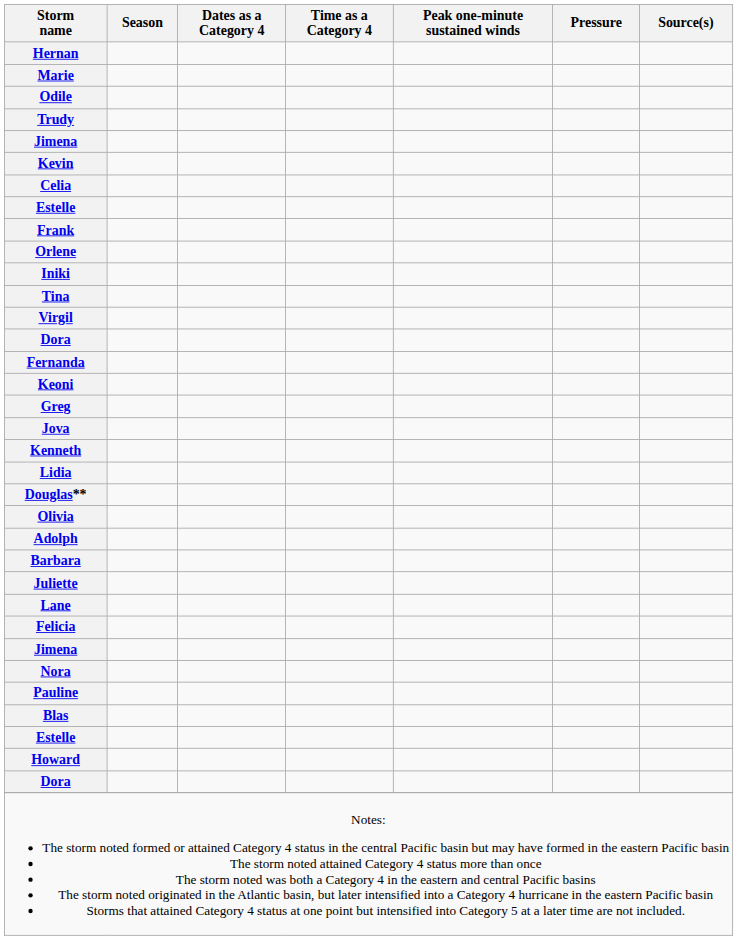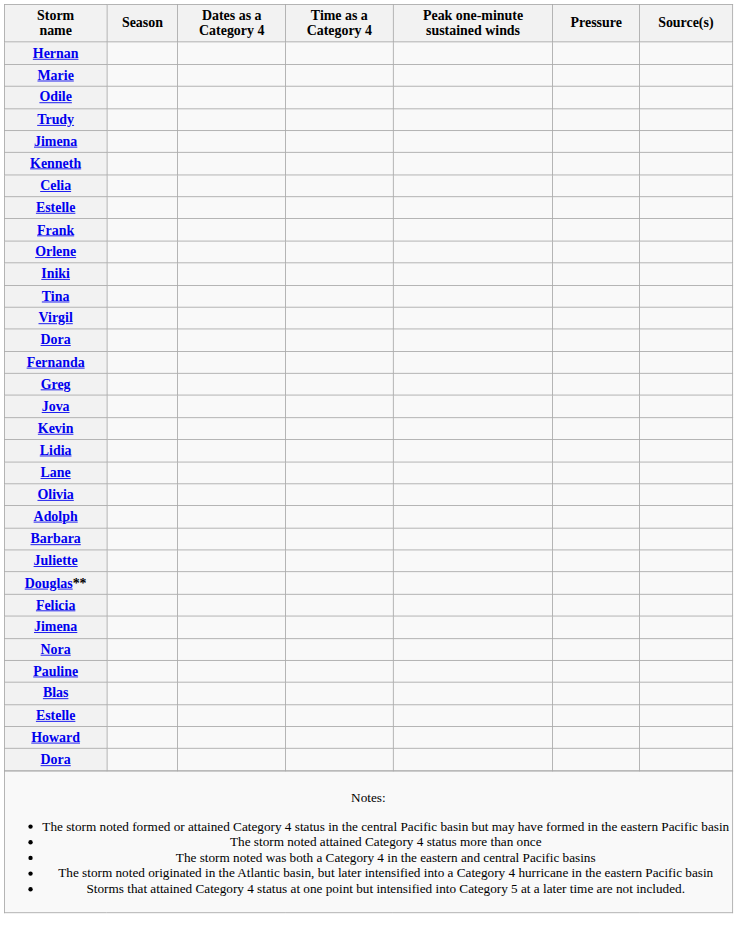rows swapped: (56, 163) <-> (56, 450)
- row: (56, 384)
rows swapped: (56, 605) <-> (56, 494)
